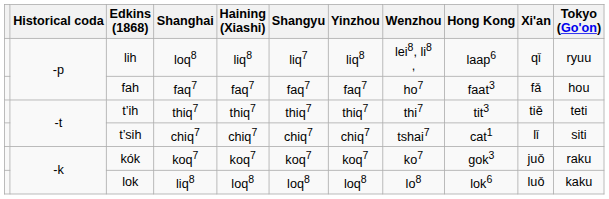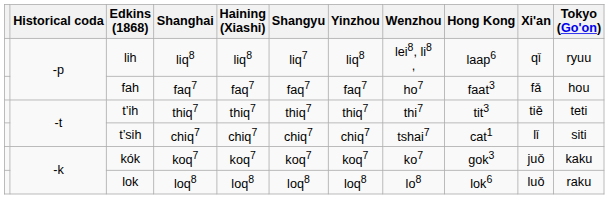(185, 57) loq8 -> (185, 57) liq8
(579, 158) raku -> (579, 158) kaku
(185, 182) liq8 -> (185, 182) loq8
(579, 182) kaku -> (579, 182) raku
